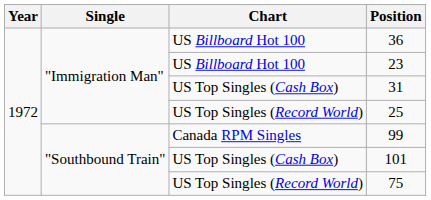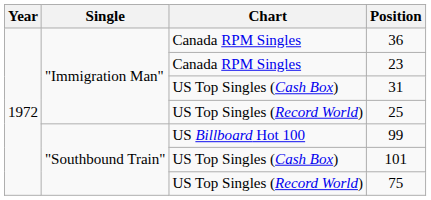(239, 40) US Billboard Hot 100 -> (237, 40) Canada RPM Singles
(239, 64) US Billboard Hot 100 -> (237, 64) Canada RPM Singles
(237, 135) Canada RPM Singles -> (239, 135) US Billboard Hot 100
